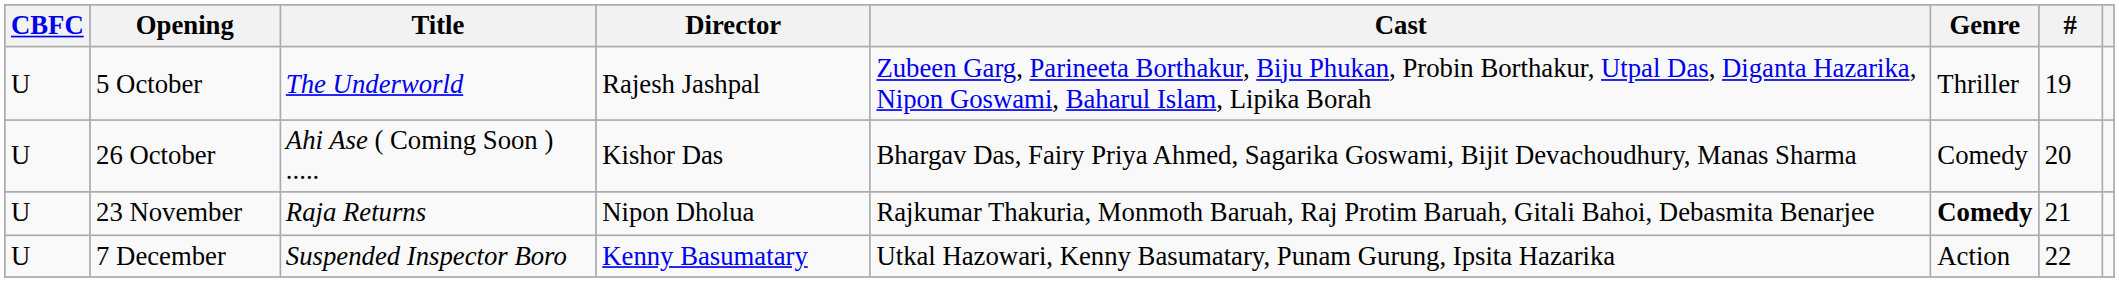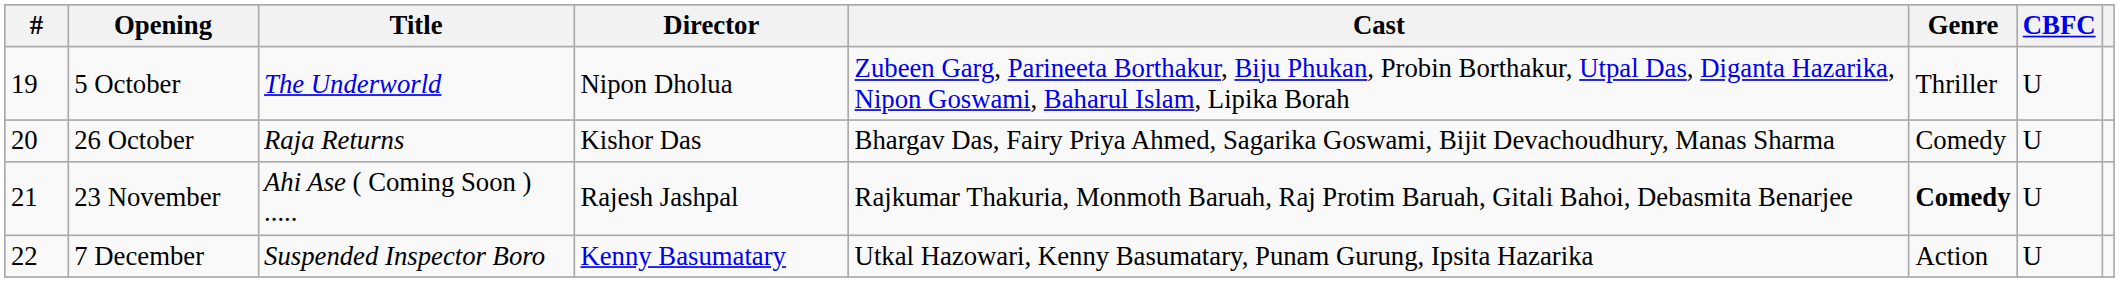columns swapped: (2070, 25) <-> (47, 25)
(681, 83) Rajesh Jashpal -> (656, 83) Nipon Dholua
(420, 155) Ahi Ase ( Coming Soon ) ..... -> (334, 140) Raja Returns
(356, 212) Raja Returns -> (398, 197) Ahi Ase ( Coming Soon ) .....
(678, 212) Nipon Dholua -> (659, 197) Rajesh Jashpal
